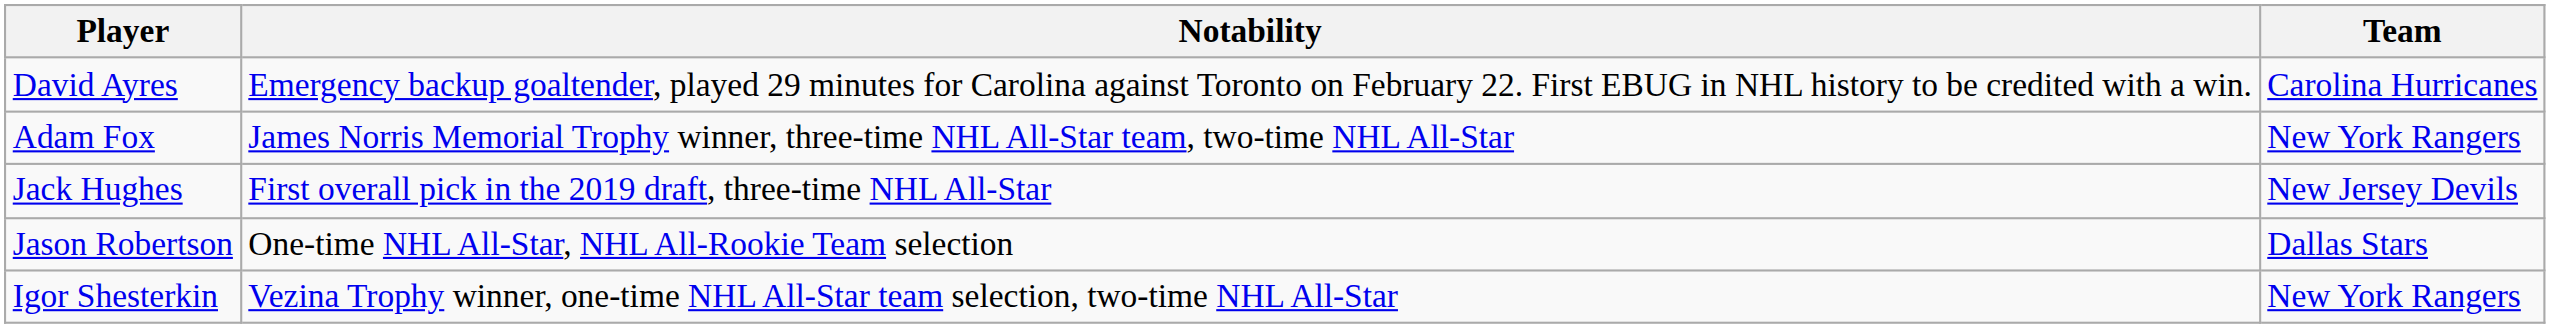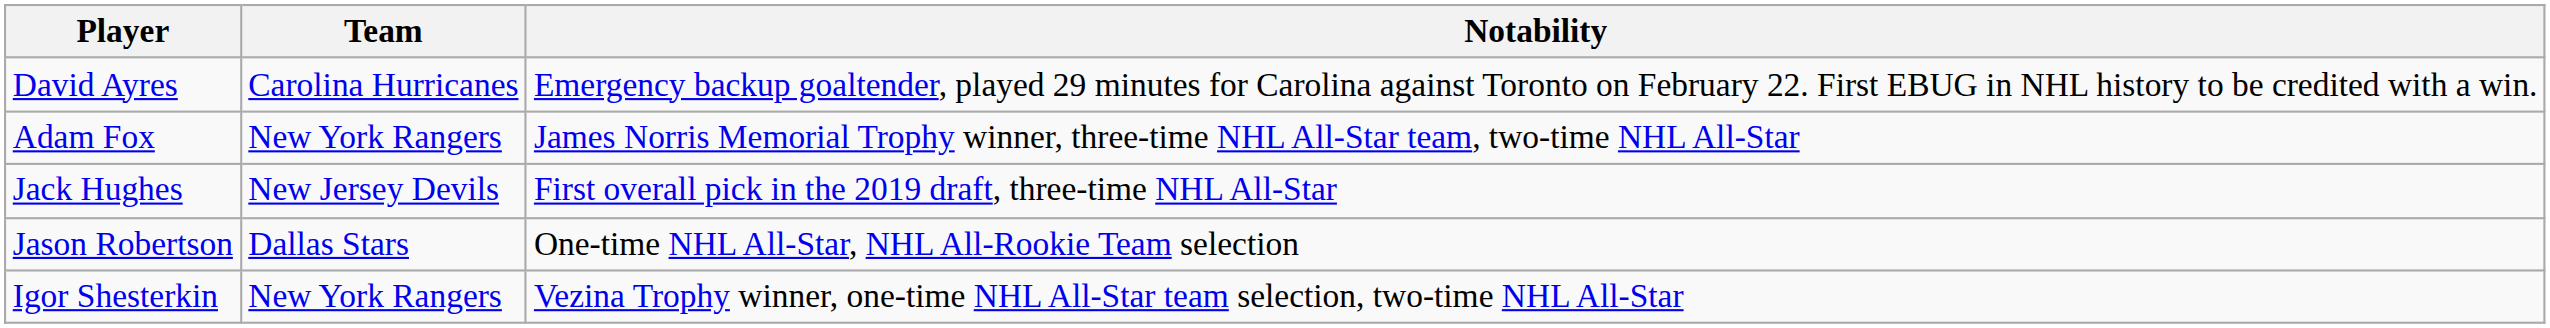columns swapped: (2402, 31) <-> (1250, 31)
